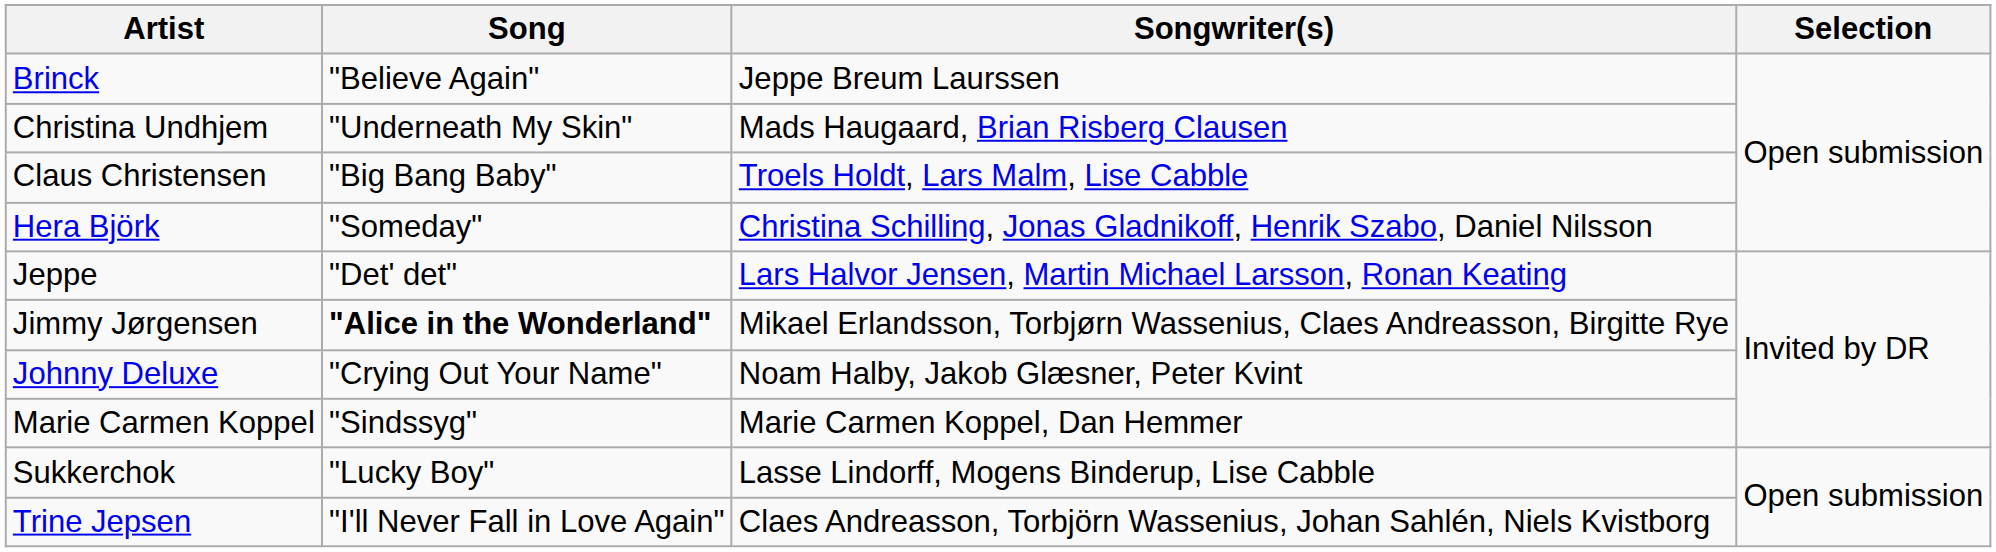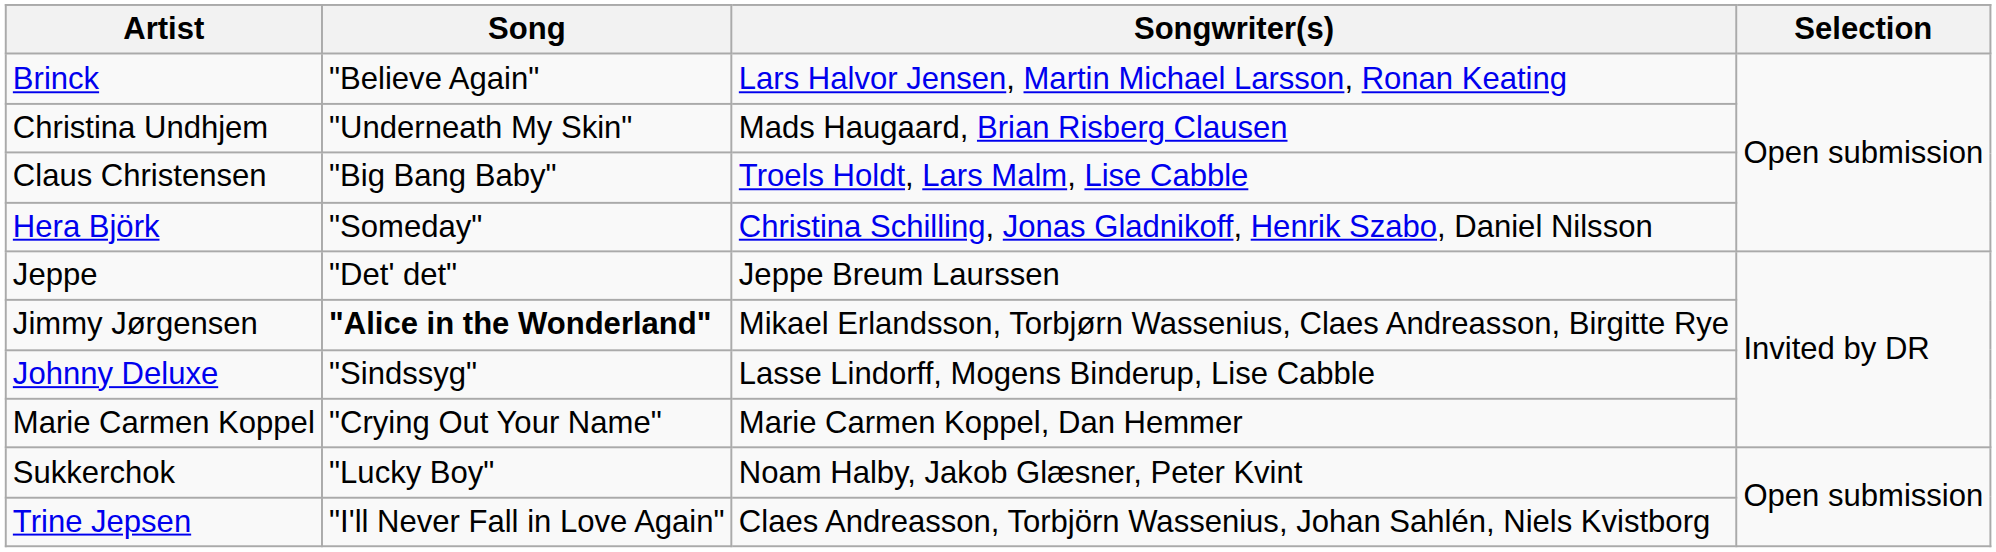(899, 78) Jeppe Breum Laurssen -> (1153, 78) Lars Halvor Jensen, Martin Michael Larsson, Ronan Keating
(1153, 275) Lars Halvor Jensen, Martin Michael Larsson, Ronan Keating -> (899, 275) Jeppe Breum Laurssen
(495, 373) "Crying Out Your Name" -> (403, 373) "Sindssyg"
(1021, 373) Noam Halby, Jakob Glæsner, Peter Kvint -> (1057, 373) Lasse Lindorff, Mogens Binderup, Lise Cabble
(403, 422) "Sindssyg" -> (495, 422) "Crying Out Your Name"
(1057, 472) Lasse Lindorff, Mogens Binderup, Lise Cabble -> (1021, 472) Noam Halby, Jakob Glæsner, Peter Kvint
